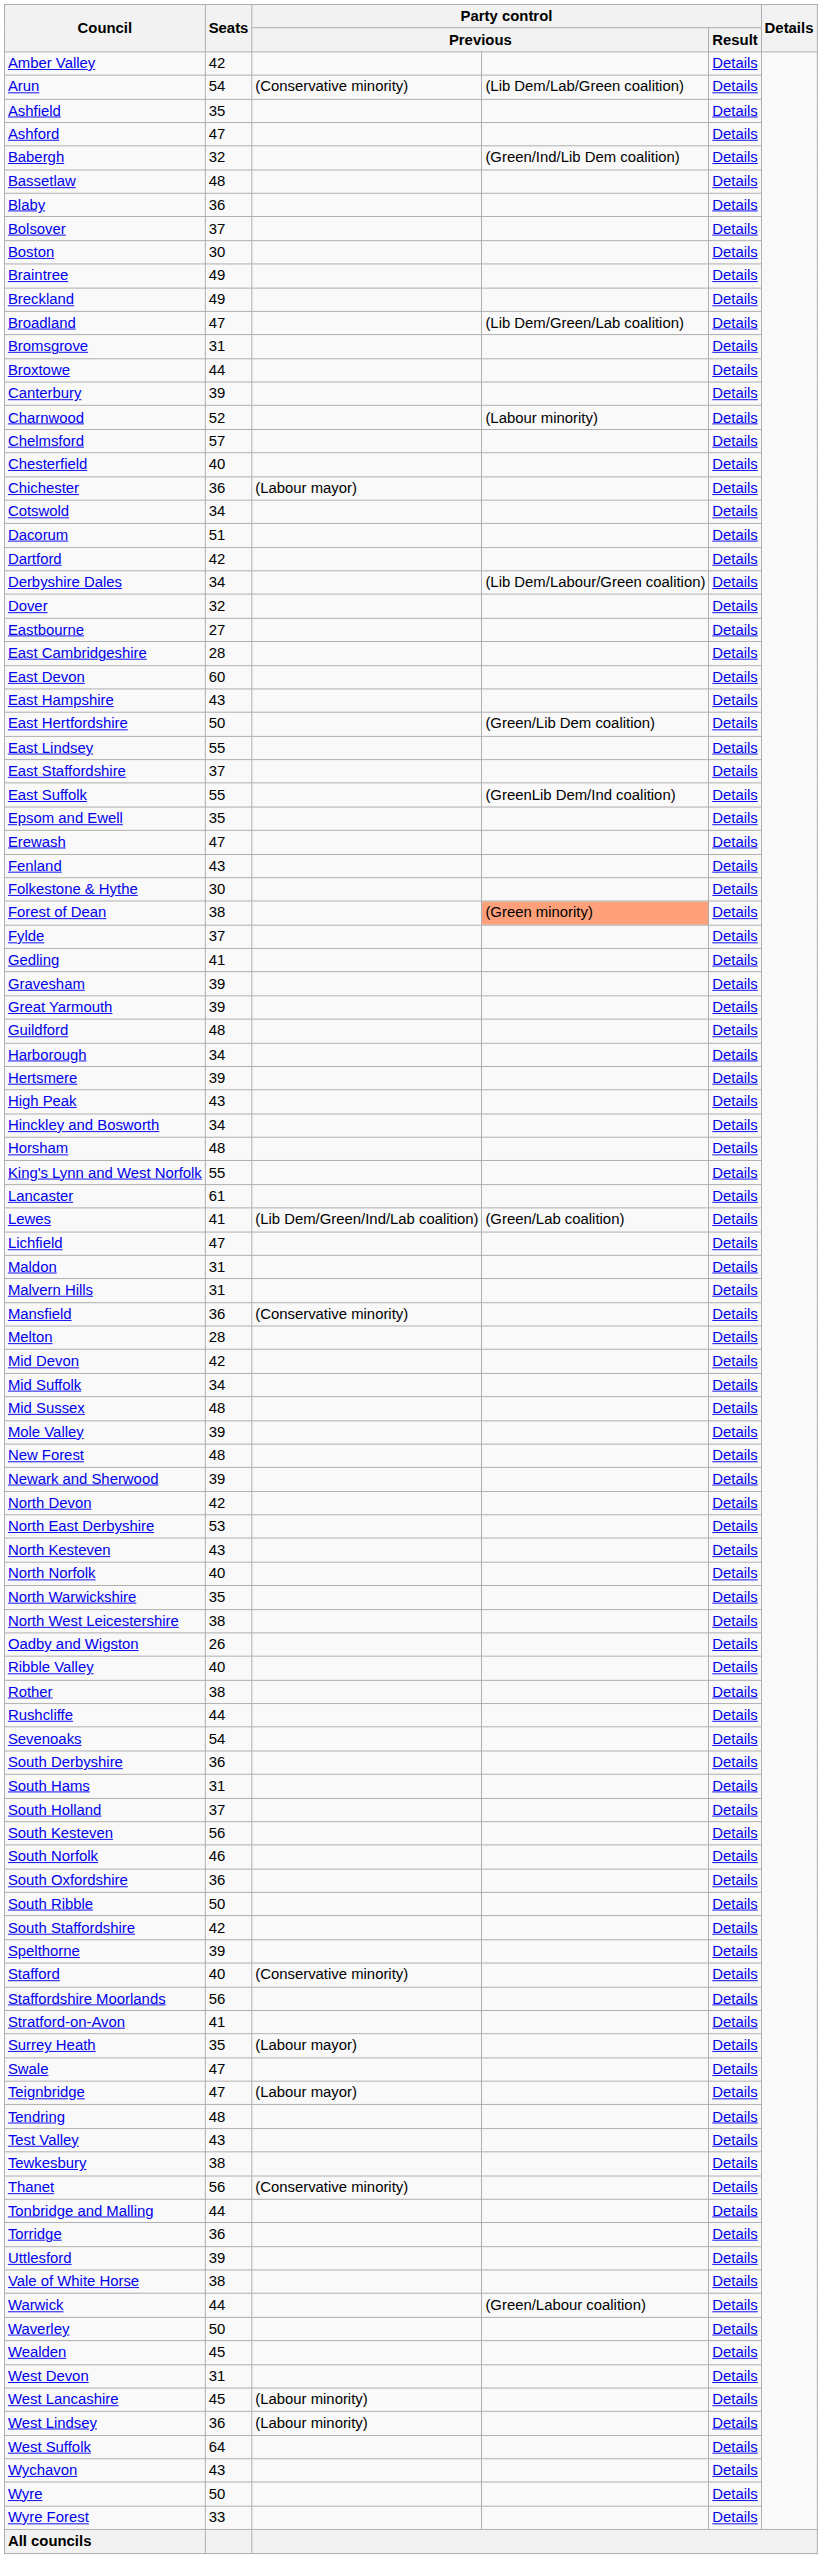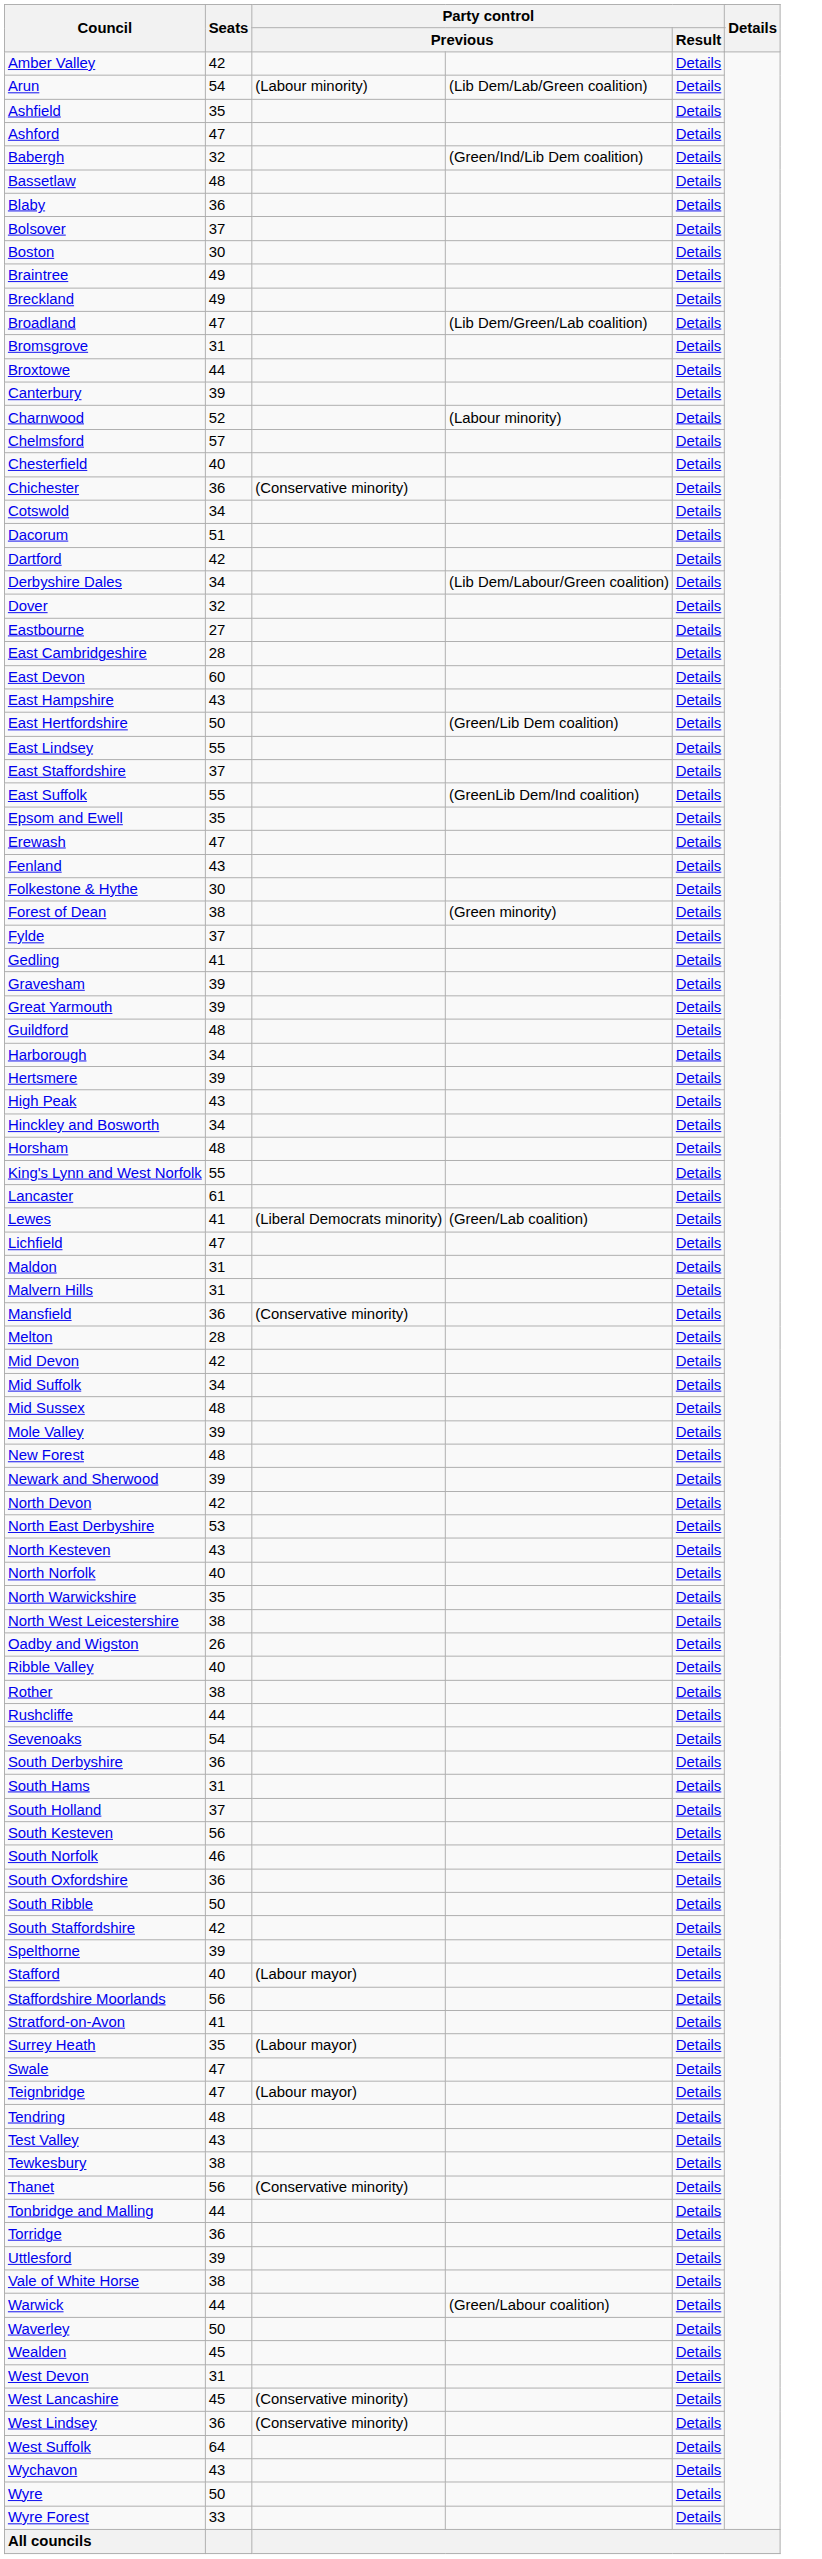(332, 87) (Conservative minority) -> (311, 87) (Labour minority)
(306, 488) (Labour mayor) -> (332, 488) (Conservative minority)
(539, 913) lightsalmon background -> (503, 913) no background
(367, 1219) (Lib Dem/Green/Ind/Lab coalition) -> (349, 1219) (Liberal Democrats minority)
(332, 1974) (Conservative minority) -> (306, 1974) (Labour mayor)
(311, 2399) (Labour minority) -> (332, 2399) (Conservative minority)
(311, 2423) (Labour minority) -> (332, 2423) (Conservative minority)
